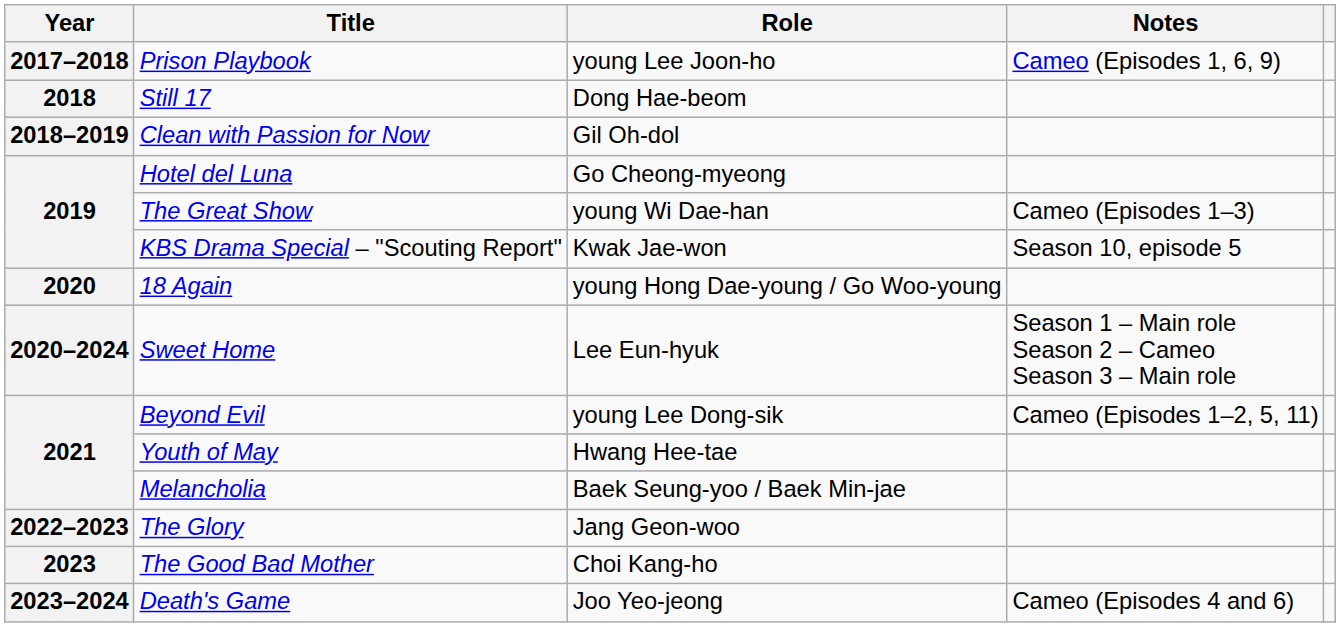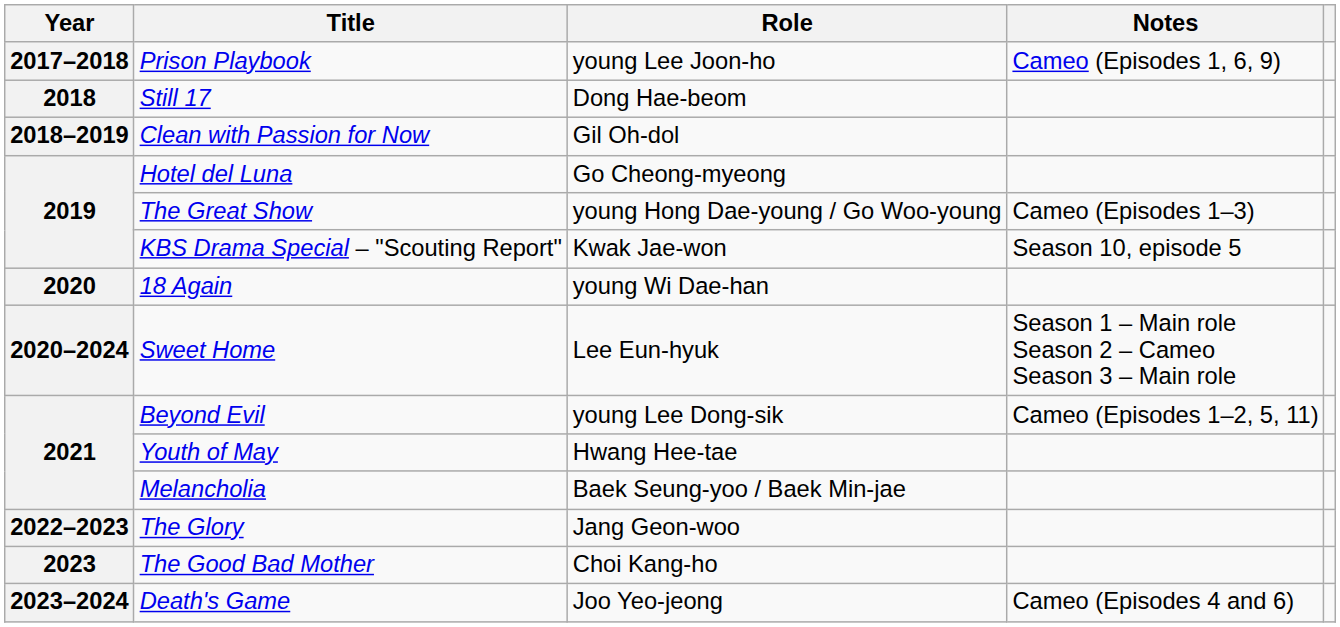(671, 211) young Wi Dae-han -> (787, 211) young Hong Dae-young / Go Woo-young
(787, 286) young Hong Dae-young / Go Woo-young -> (671, 286) young Wi Dae-han
